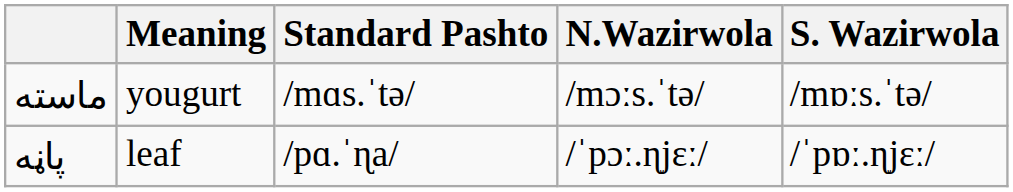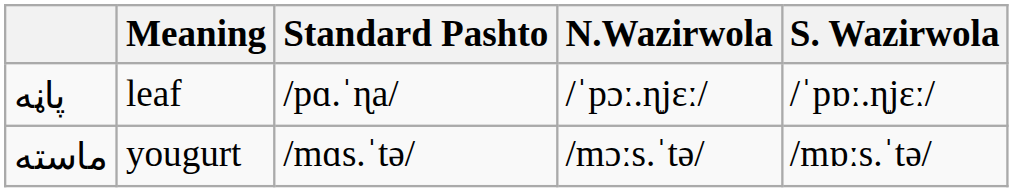rows swapped: (61, 95) <-> (39, 156)
